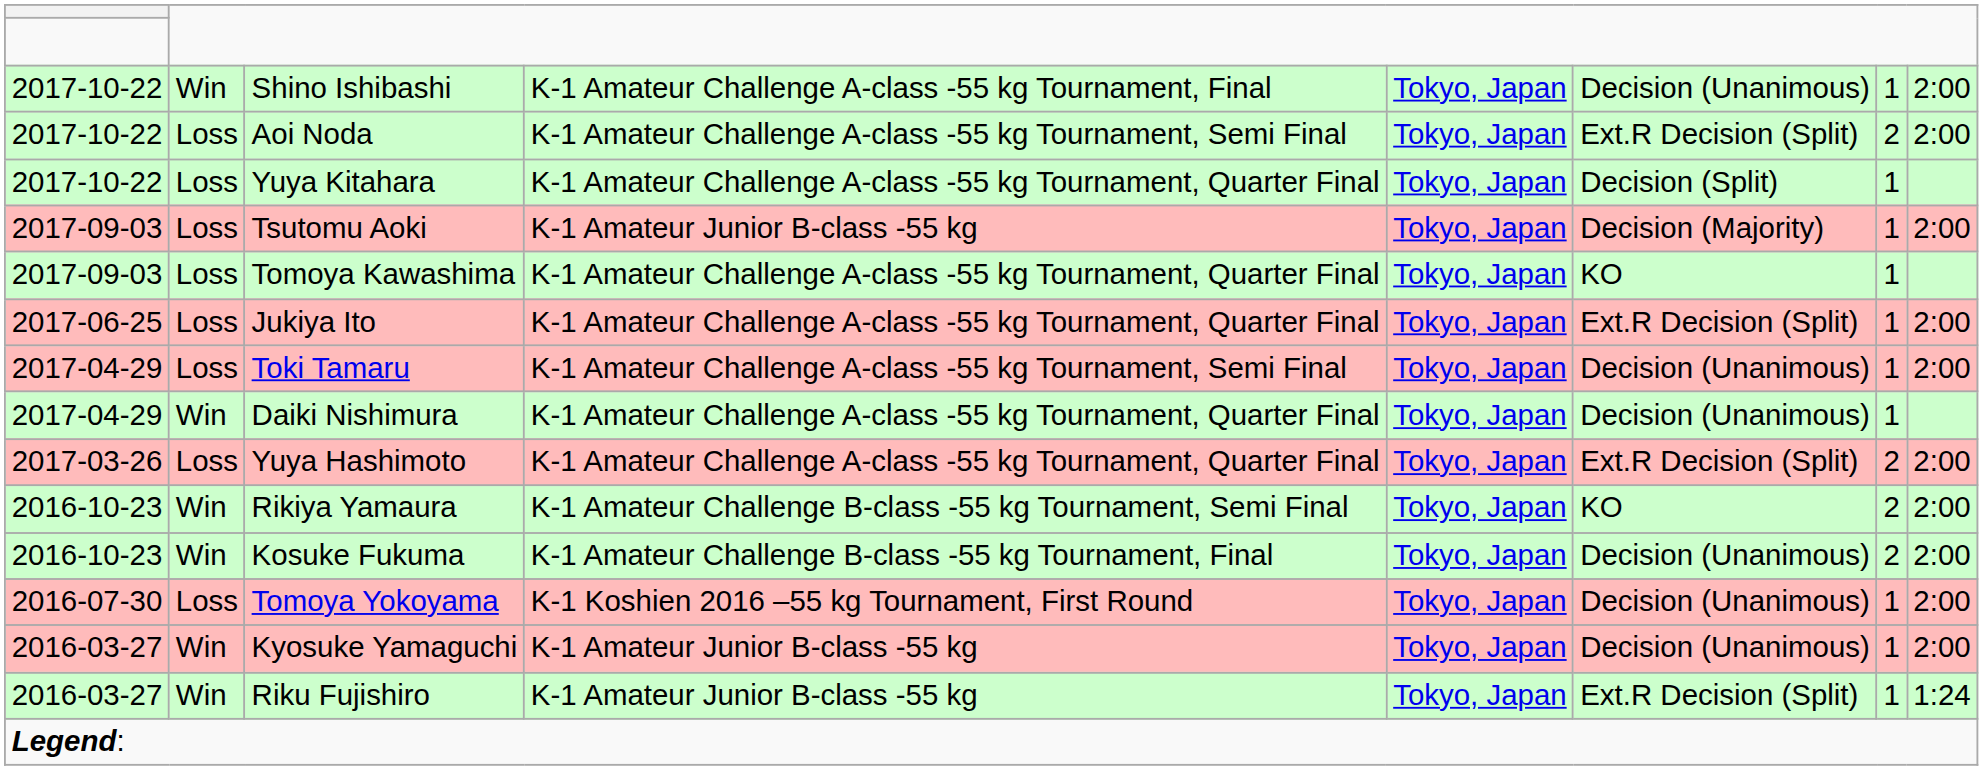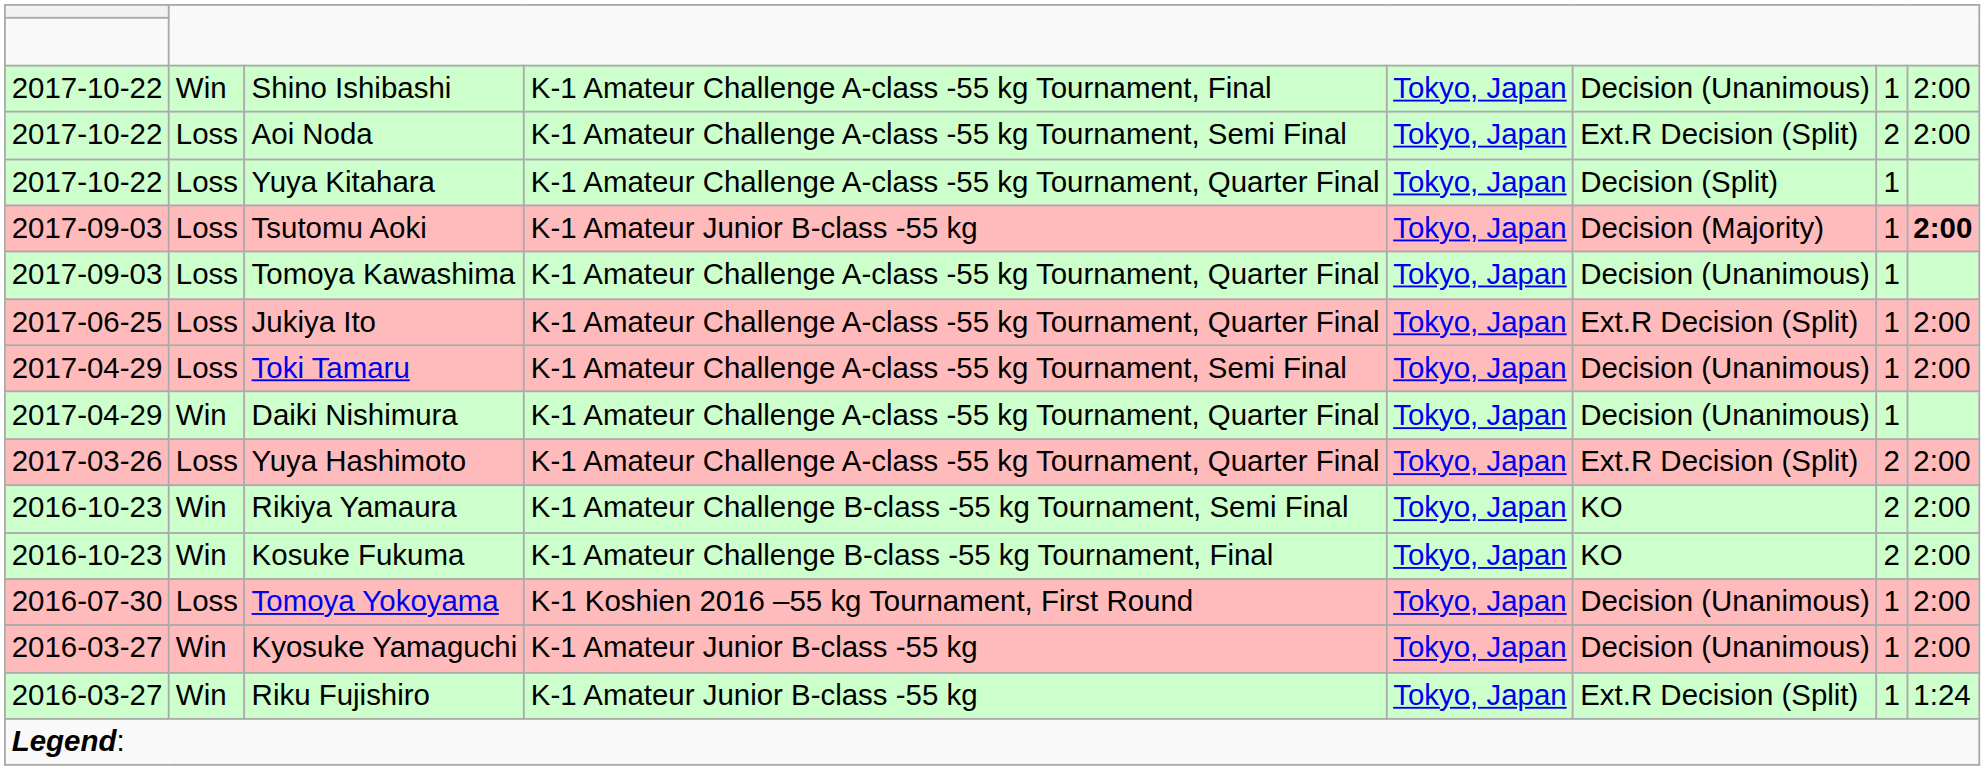(1942, 228) normal -> (1943, 228) bold
(1601, 274) KO -> (1725, 274) Decision (Unanimous)
(1725, 555) Decision (Unanimous) -> (1601, 555) KO
